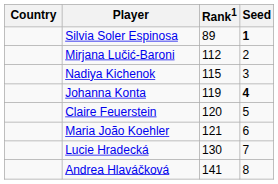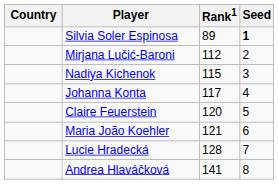(212, 93) 119 -> (212, 93) 117
(246, 93) bold -> (246, 93) normal
(212, 150) 130 -> (212, 150) 128
